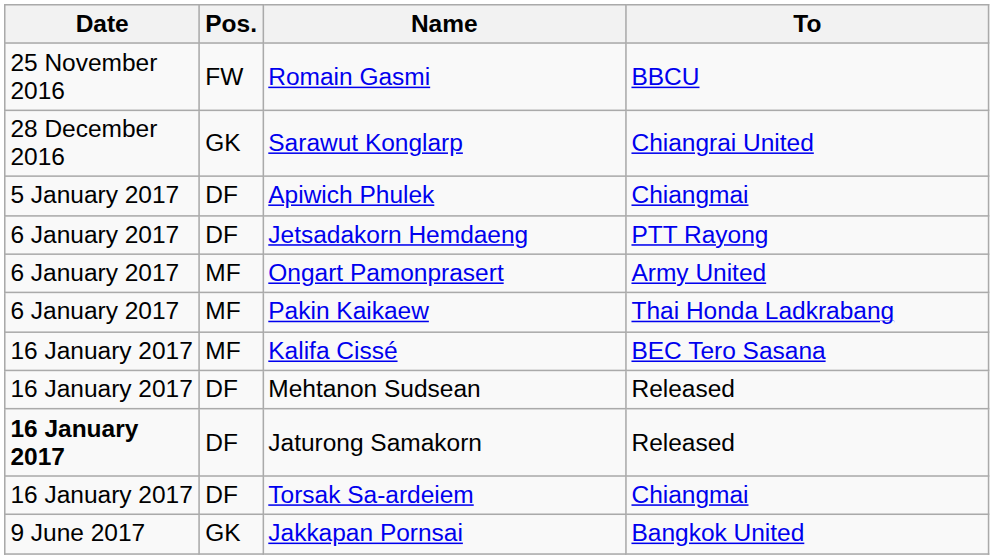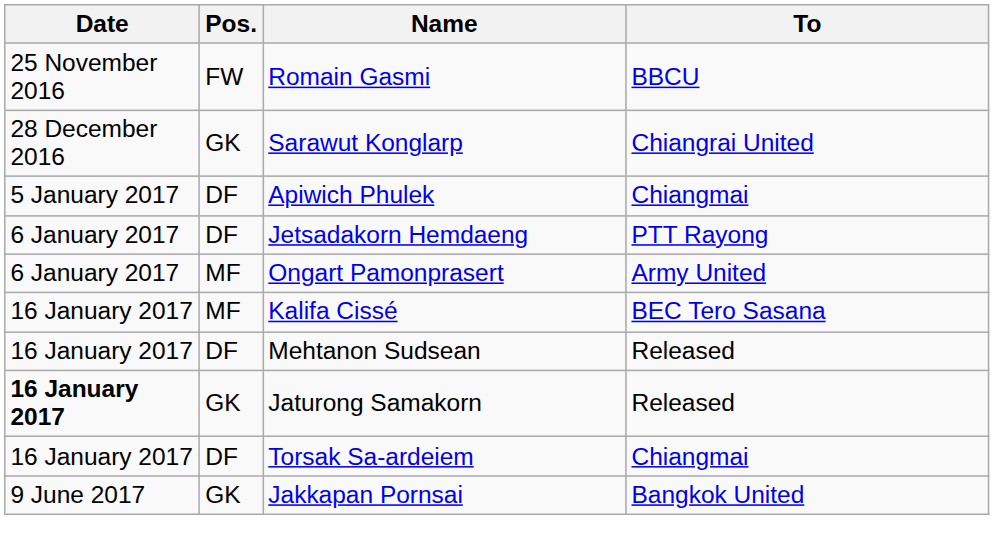- row: (349, 311)
(222, 442) DF -> (223, 403) GK
